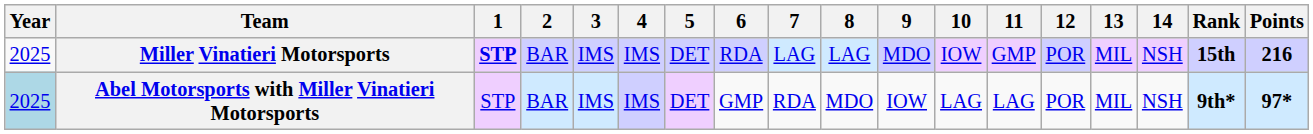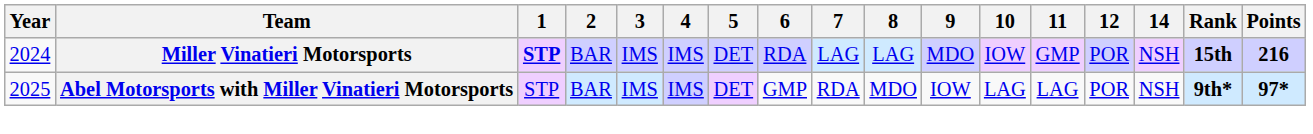- column: (1114, 20)
(30, 54) 2025 -> (30, 54) 2024
(30, 100) lightblue background -> (30, 88) no background
